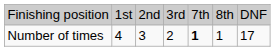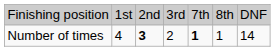(142, 35) normal -> (142, 35) bold
(247, 35) 17 -> (247, 35) 14
